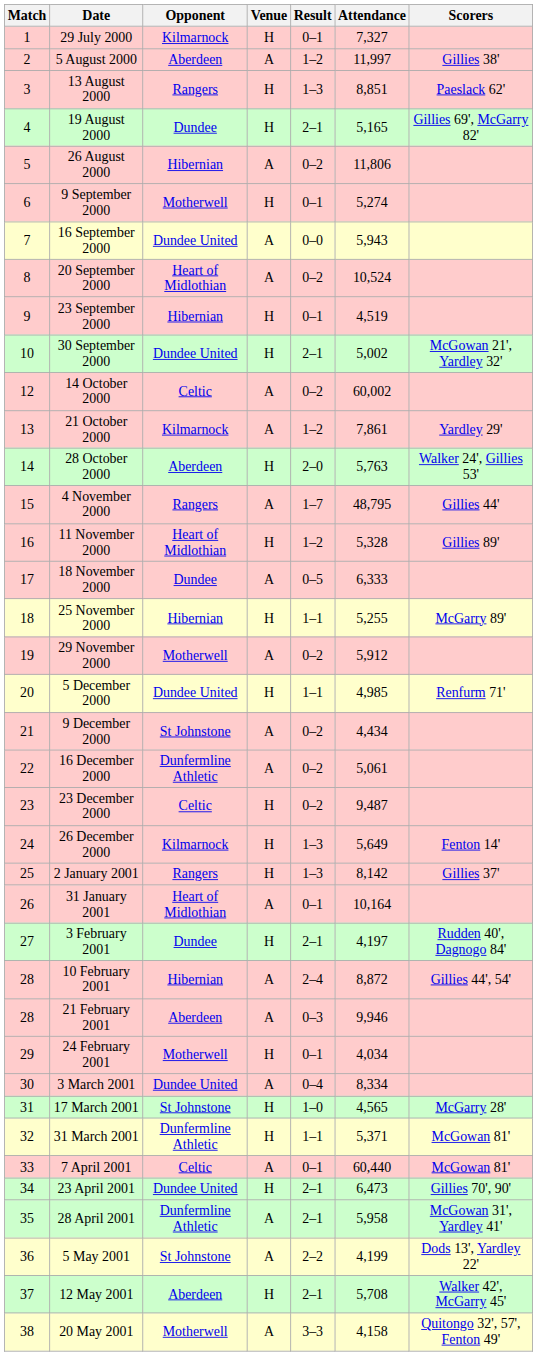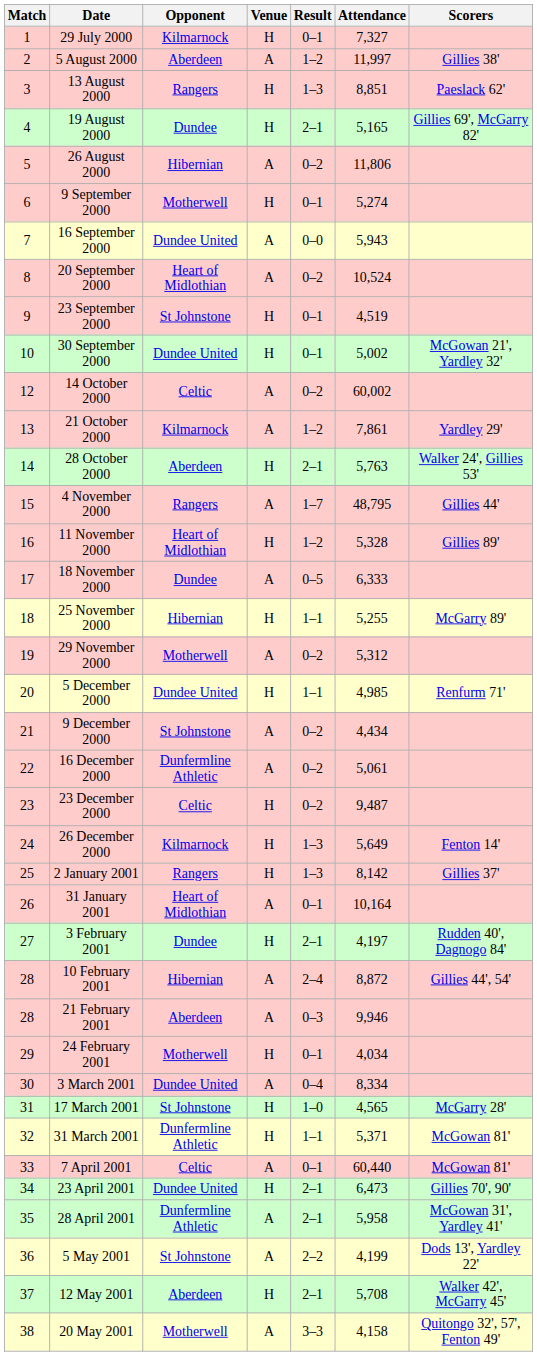(195, 316) Hibernian -> (195, 316) St Johnstone
(313, 353) 2–1 -> (313, 353) 0–1
(313, 466) 2–0 -> (313, 466) 2–1
(372, 655) 5,912 -> (372, 655) 5,312
